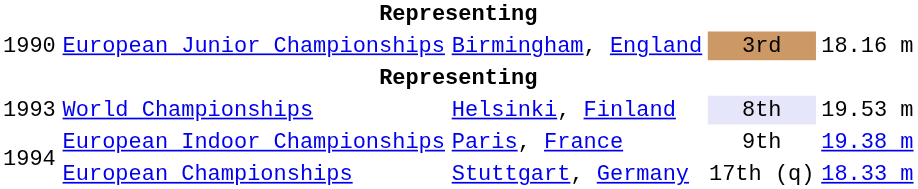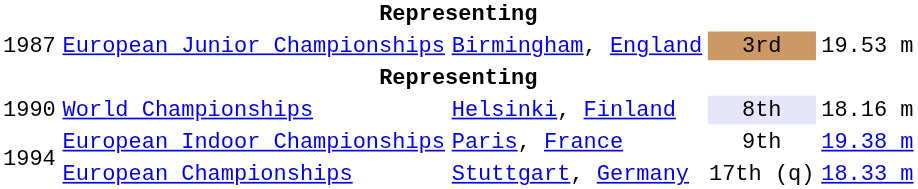(29, 46) 1990 -> (29, 46) 1987
(867, 46) 18.16 m -> (867, 46) 19.53 m
(29, 110) 1993 -> (29, 110) 1990
(867, 110) 19.53 m -> (867, 110) 18.16 m
